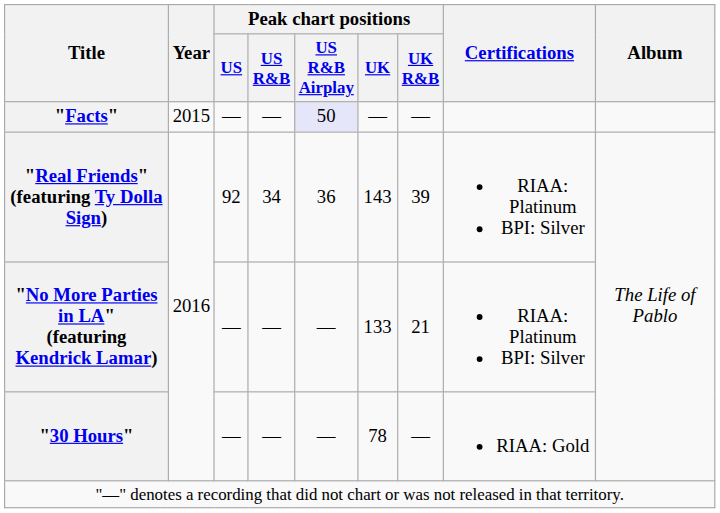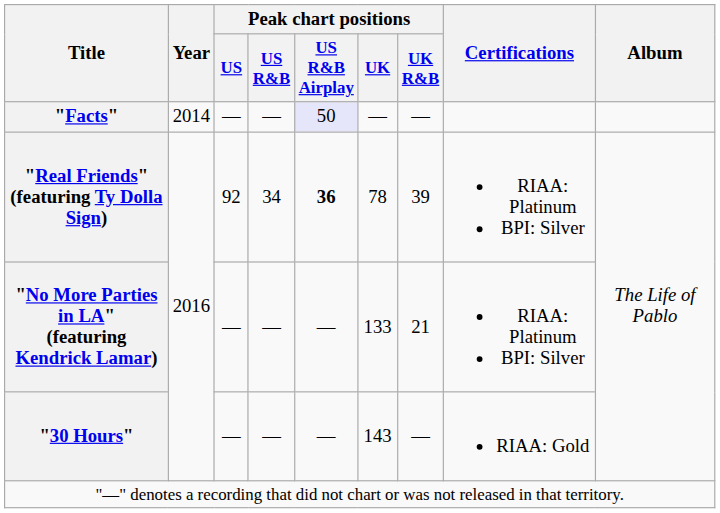(191, 116) 2015 -> (191, 116) 2014
(326, 196) normal -> (326, 196) bold
(378, 196) 143 -> (378, 196) 78
(378, 436) 78 -> (378, 436) 143
